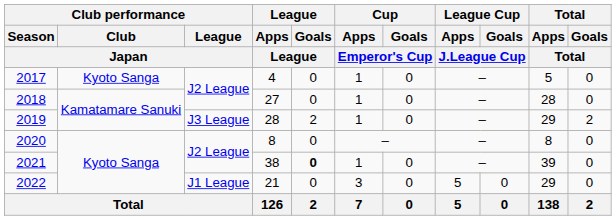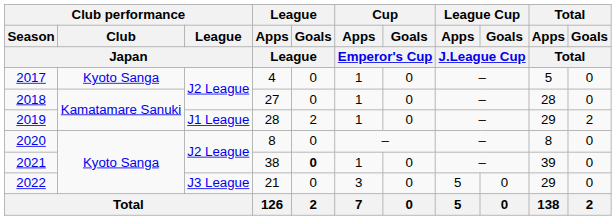(218, 120) J3 League -> (218, 120) J1 League
(218, 183) J1 League -> (218, 183) J3 League
